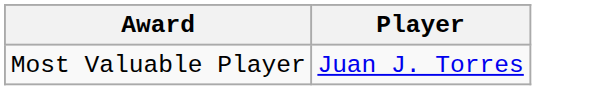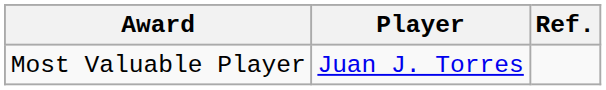+ column: (565, 25)
